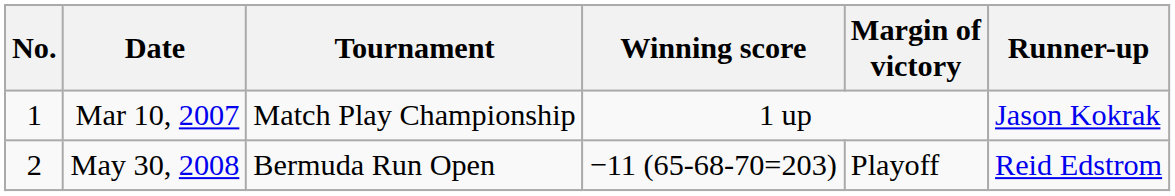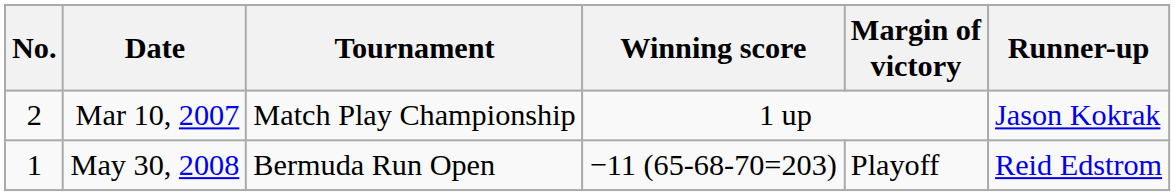(34, 115) 1 -> (34, 115) 2
(34, 165) 2 -> (34, 165) 1
